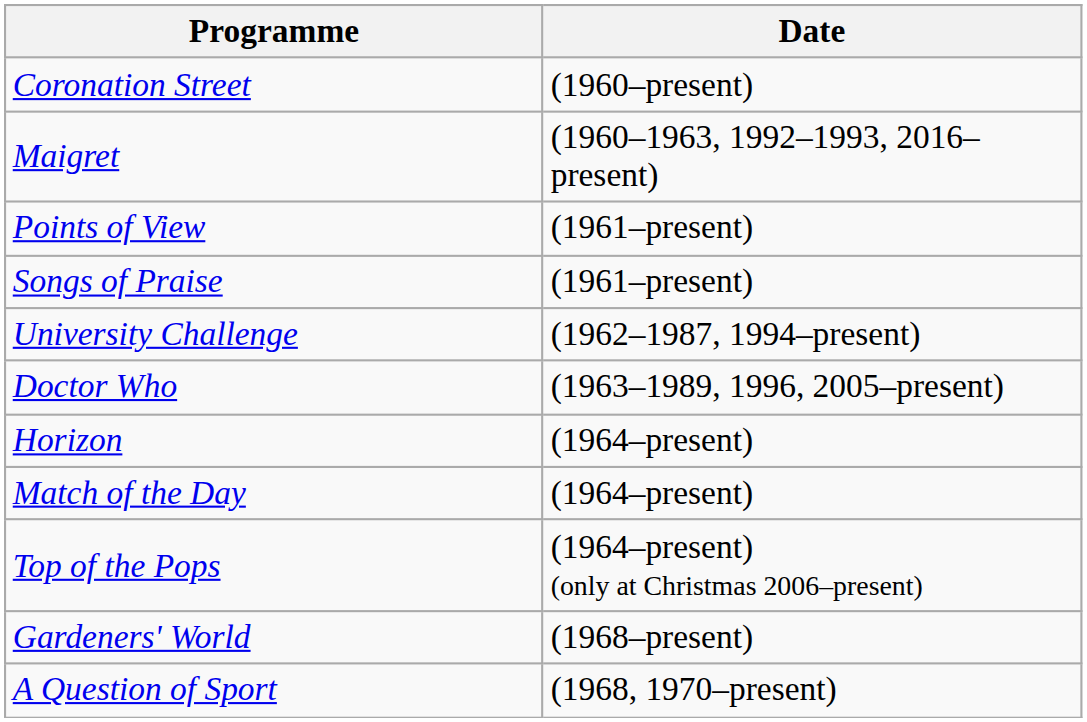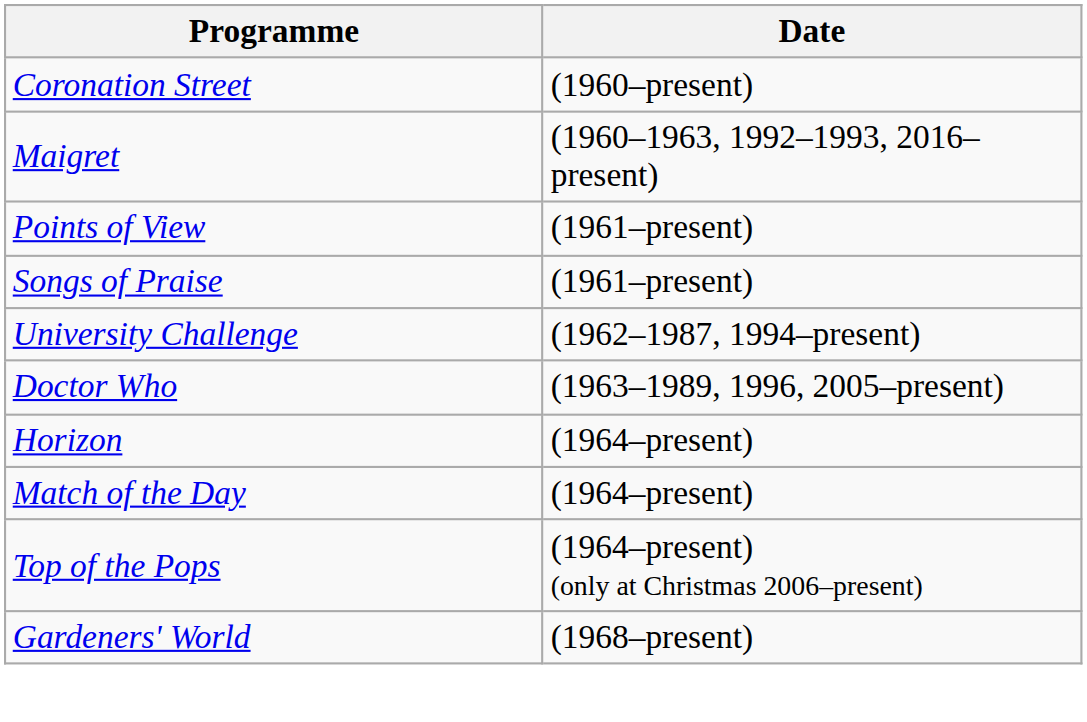- row: (145, 689)
